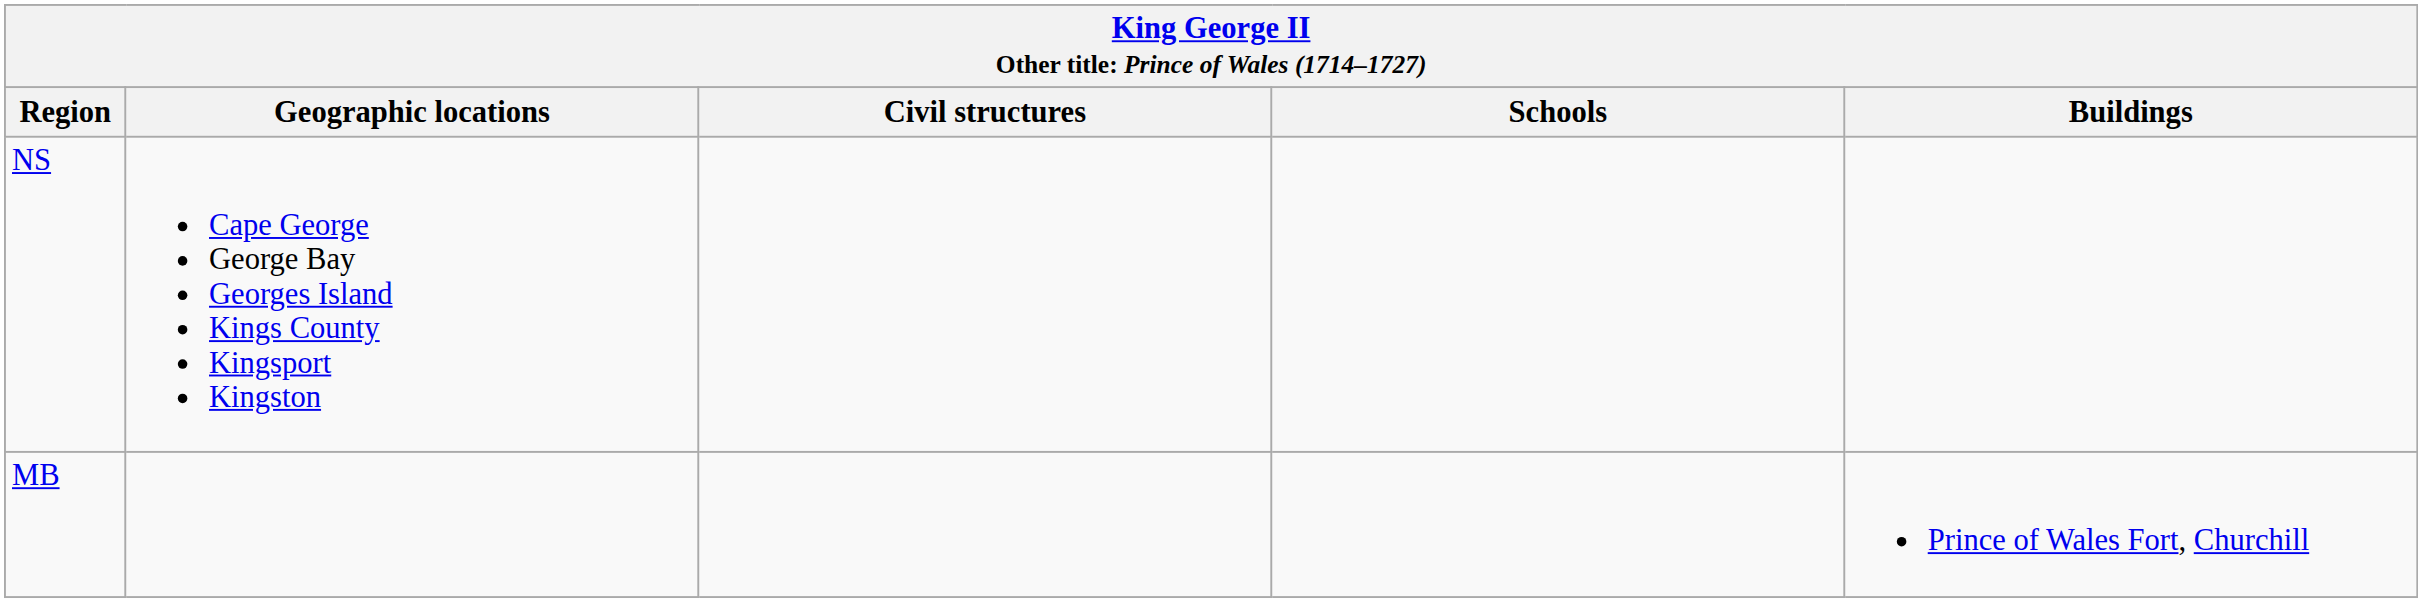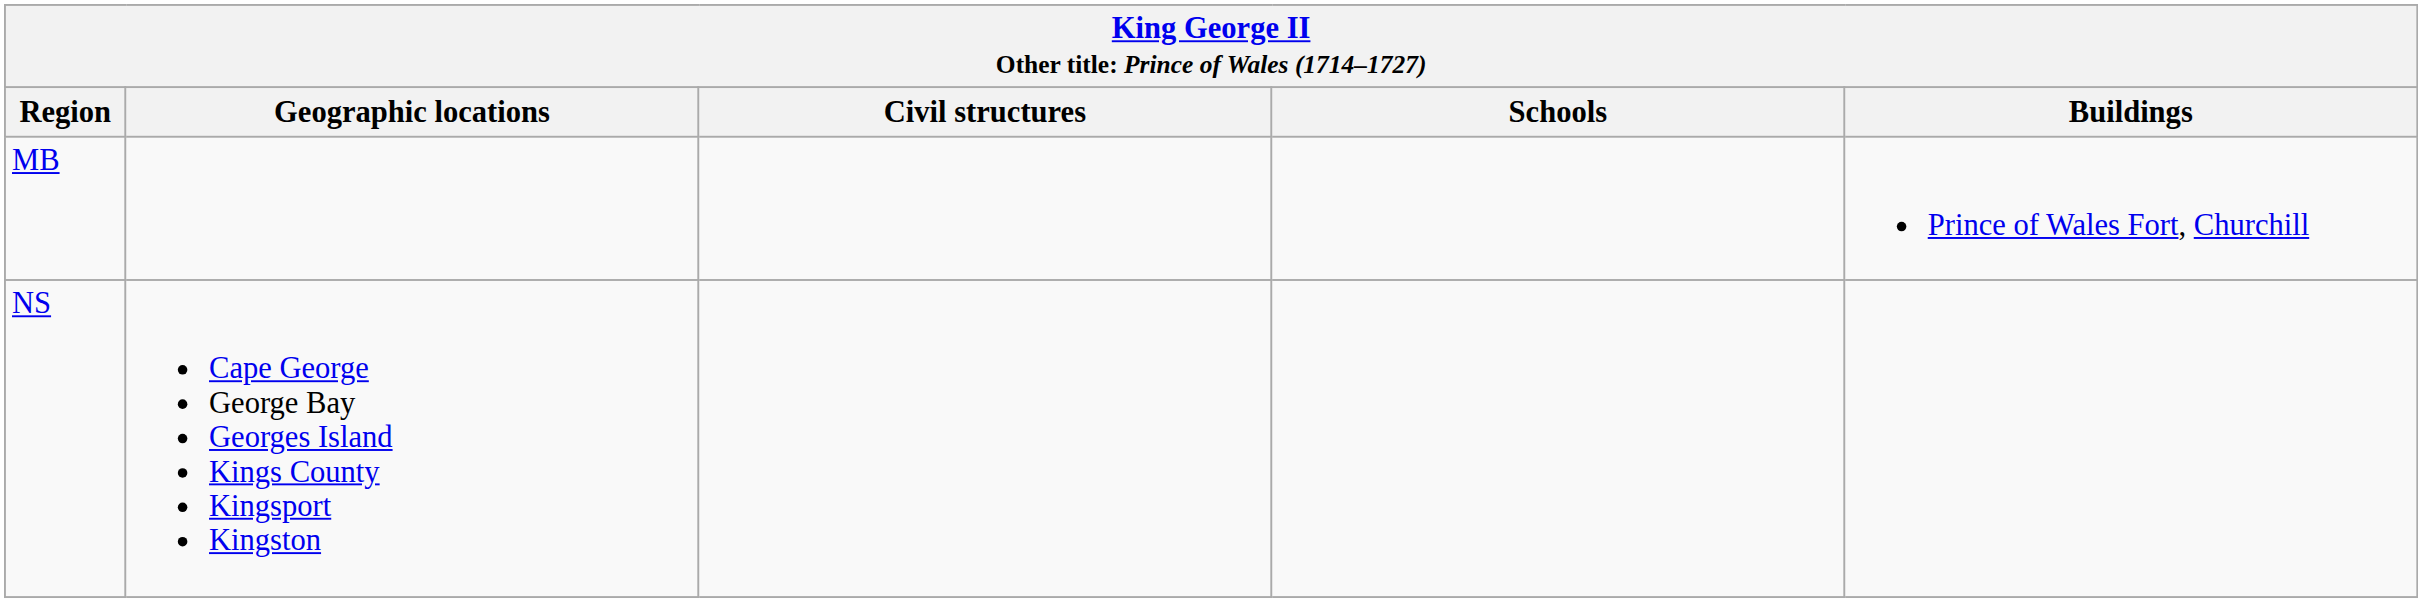rows swapped: (36, 475) <-> (32, 160)
